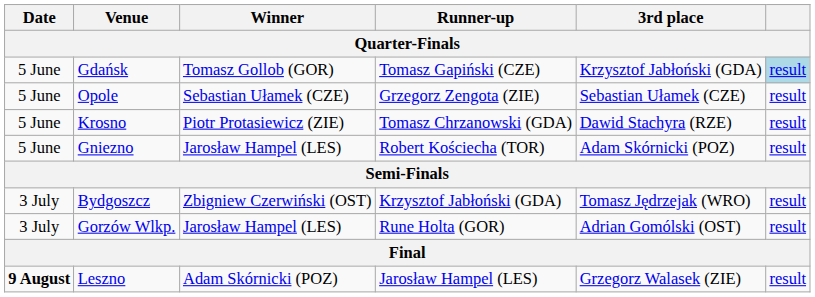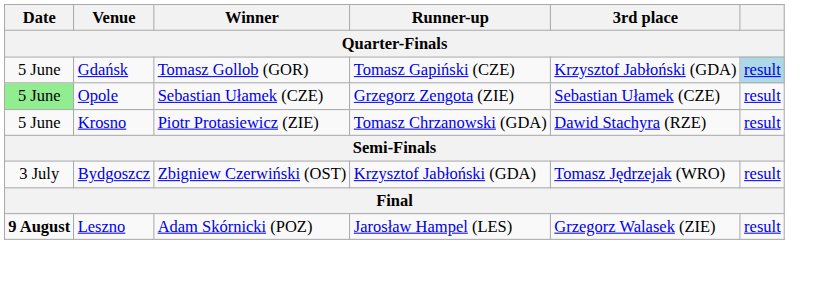(39, 95) no background -> (39, 95) lightgreen background
- row: (106, 148)
- row: (127, 226)
